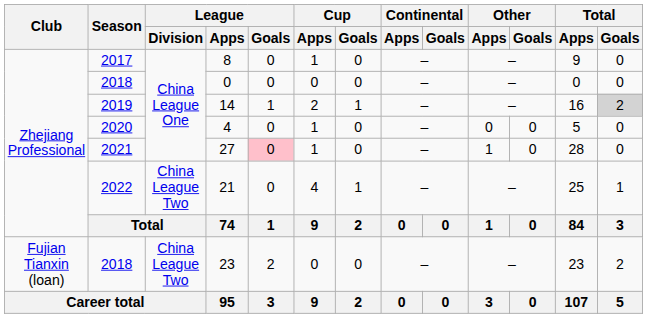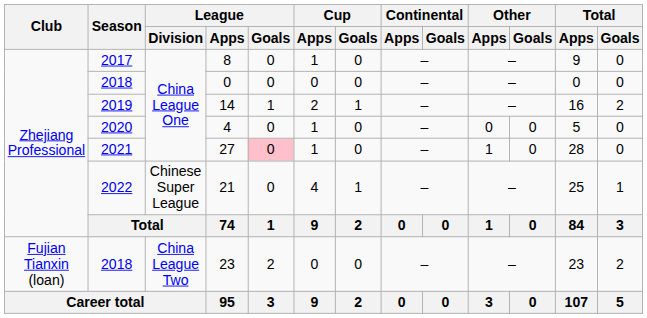(620, 104) lightgrey background -> (620, 104) no background
(176, 187) China League Two -> (176, 187) Chinese Super League
